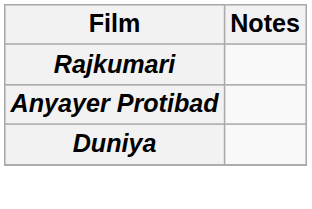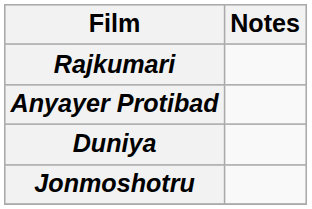+ row: (115, 183)
